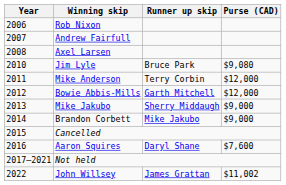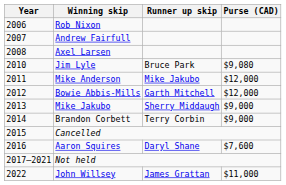(175, 79) Terry Corbin -> (172, 79) Mike Jakubo
(172, 120) Mike Jakubo -> (175, 120) Terry Corbin
(241, 174) $11,002 -> (241, 174) $11,000
